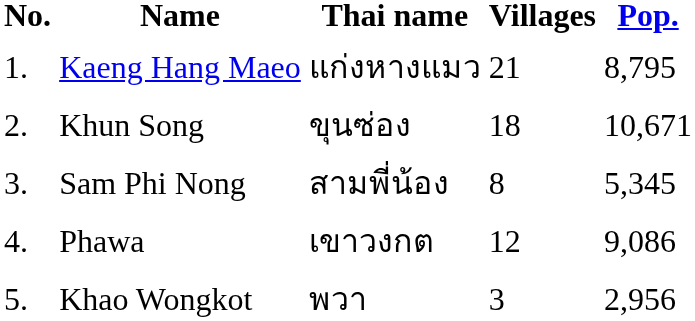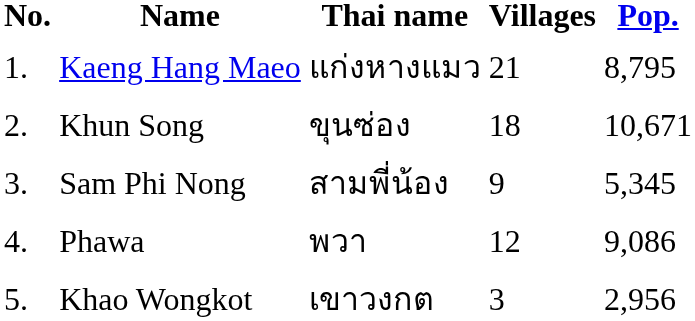(497, 182) 8 -> (497, 182) 9
(371, 241) เขาวงกต -> (338, 241) พวา
(338, 299) พวา -> (371, 299) เขาวงกต
